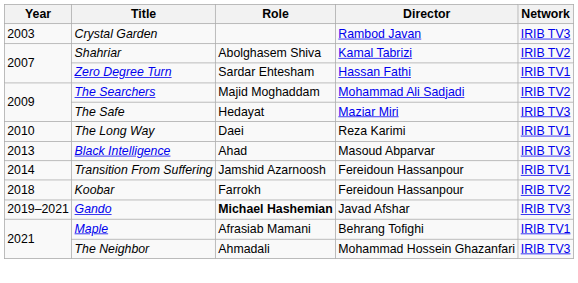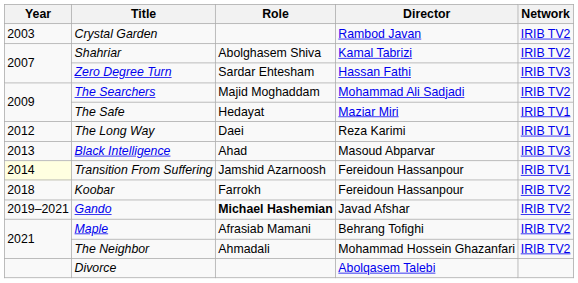(546, 33) IRIB TV3 -> (546, 33) IRIB TV2
(546, 72) IRIB TV1 -> (546, 72) IRIB TV3
(546, 111) IRIB TV3 -> (546, 111) IRIB TV1
(21, 131) 2010 -> (21, 131) 2012
(21, 170) no background -> (21, 170) lightyellow background
(546, 209) IRIB TV3 -> (546, 209) IRIB TV2
(546, 229) IRIB TV1 -> (546, 229) IRIB TV2
(546, 248) IRIB TV3 -> (546, 248) IRIB TV2
+ row: (95, 268)
